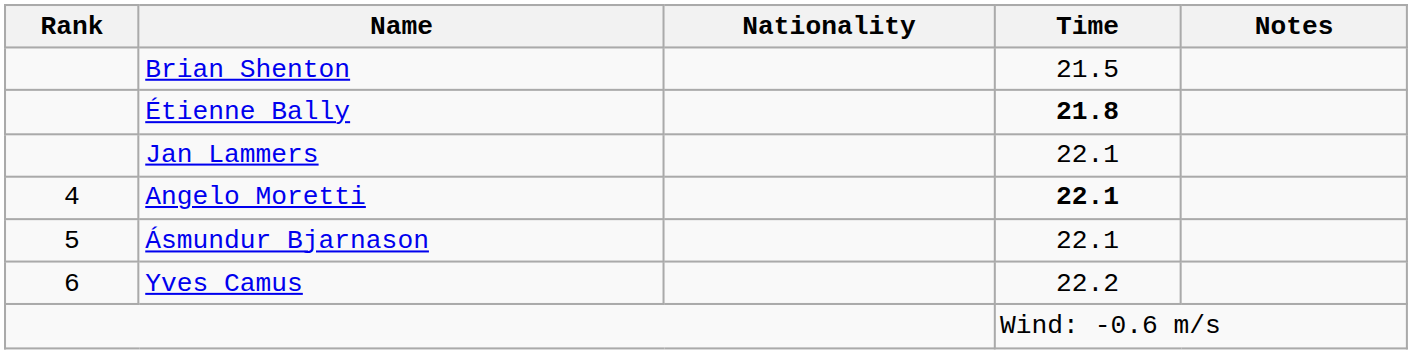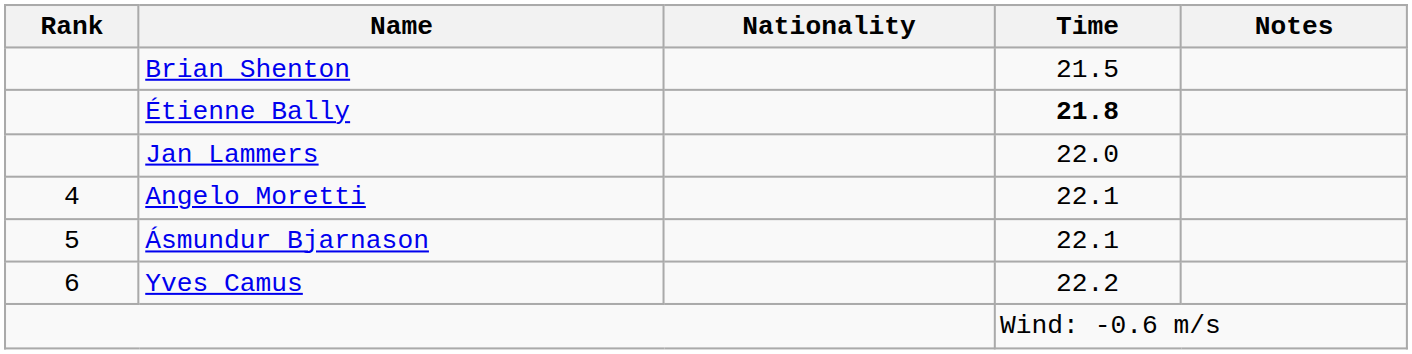(1087, 155) 22.1 -> (1087, 155) 22.0
(1087, 198) bold -> (1087, 198) normal
